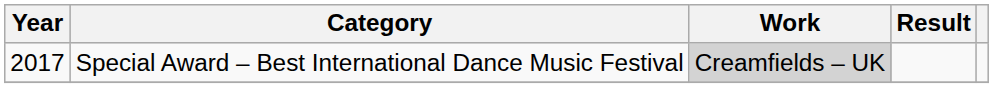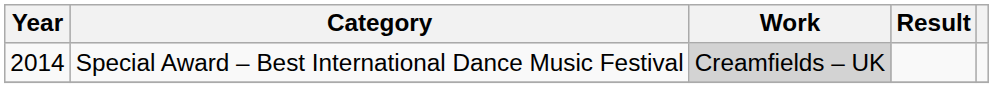(37, 62) 2017 -> (37, 62) 2014
